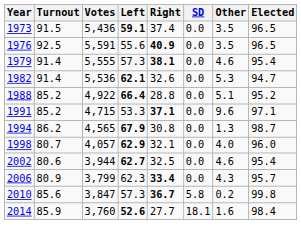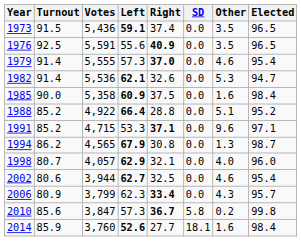(162, 63) 38.1 -> (162, 63) 37.0
+ row: (19, 96)
